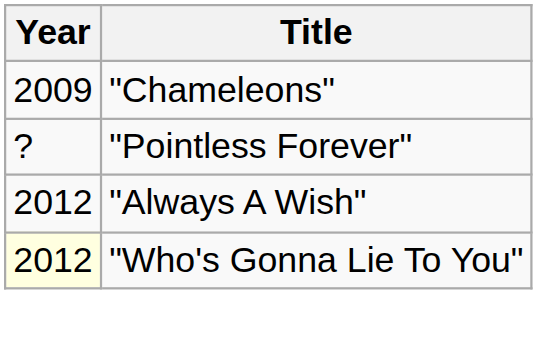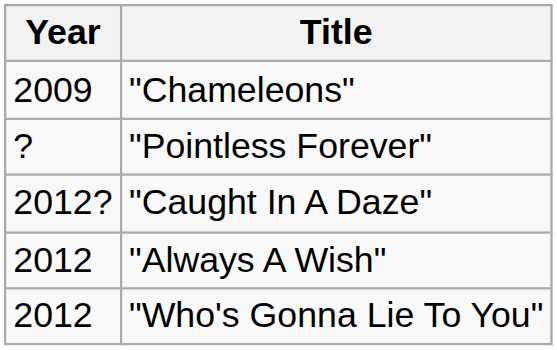+ row: (281, 202)
(53, 259) lightyellow background -> (53, 315) no background
